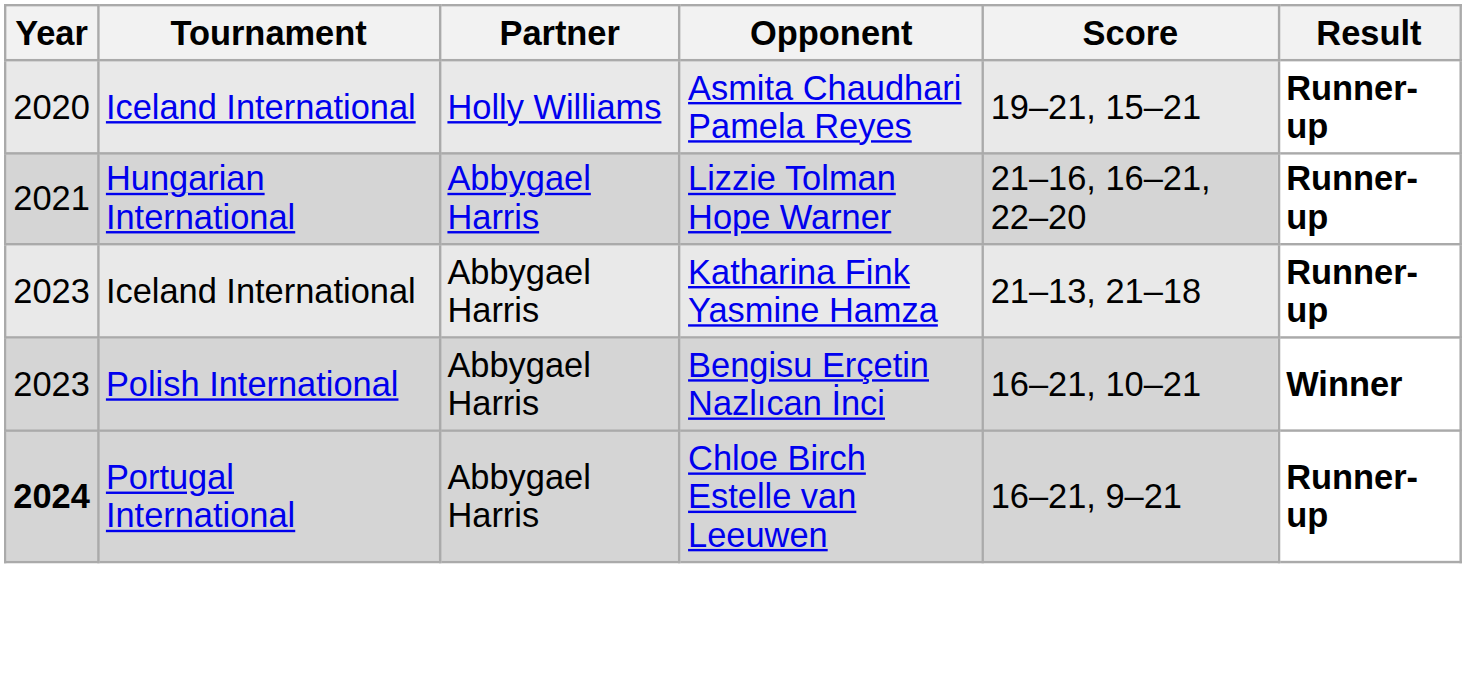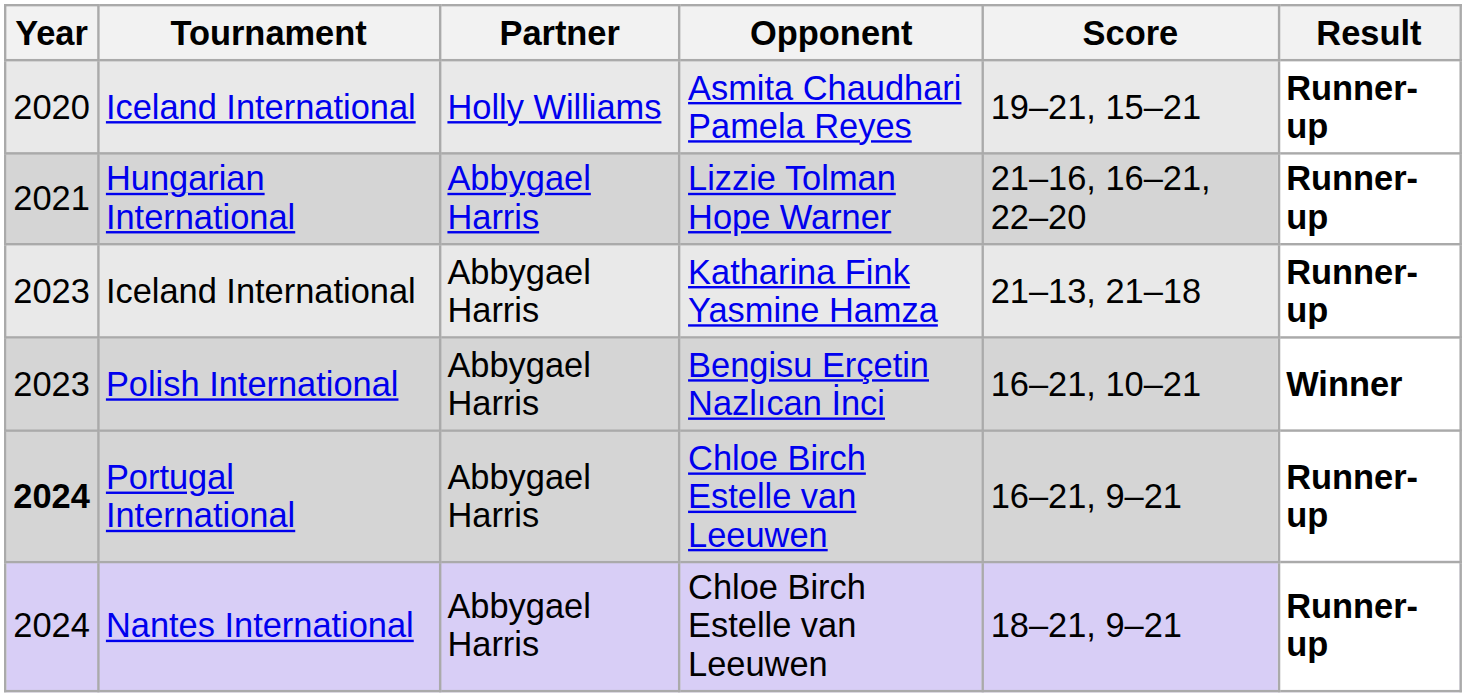+ row: (260, 627)
